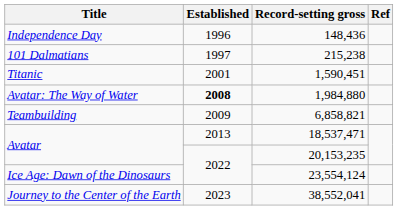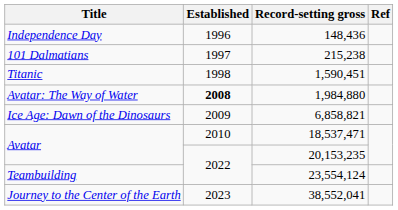(218, 74) 2001 -> (218, 74) 1998
(42, 114) Teambuilding -> (89, 114) Ice Age: Dawn of the Dinosaurs
(218, 134) 2013 -> (218, 134) 2010
(89, 174) Ice Age: Dawn of the Dinosaurs -> (42, 174) Teambuilding
